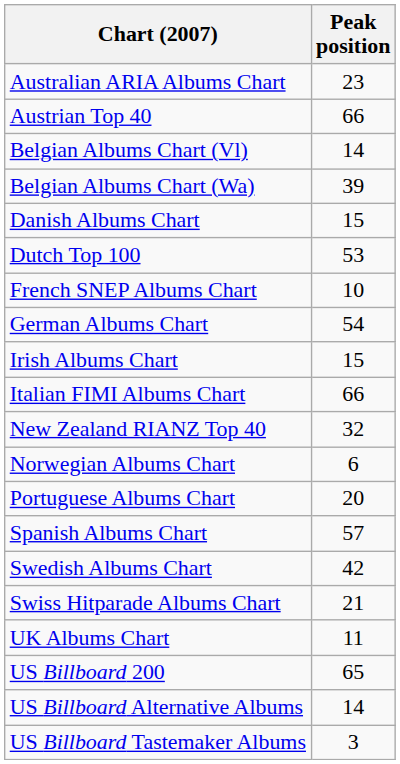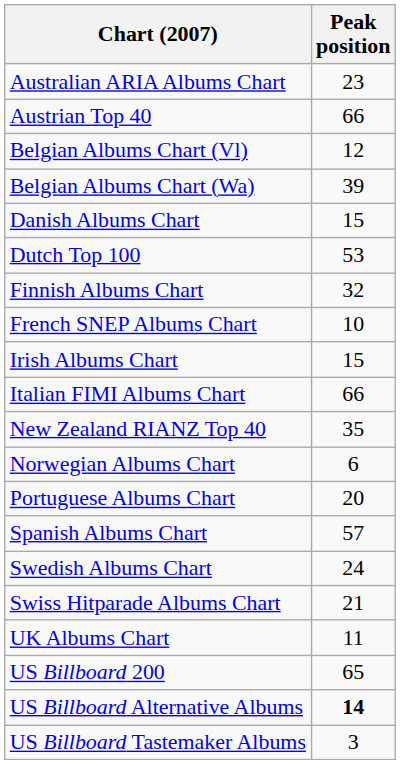(353, 150) 14 -> (353, 150) 12
+ row: (107, 289)
- row: (109, 324)
(353, 428) 32 -> (353, 428) 35
(353, 567) 42 -> (353, 567) 24
(353, 707) normal -> (353, 707) bold
